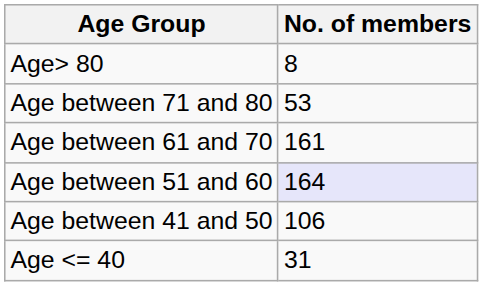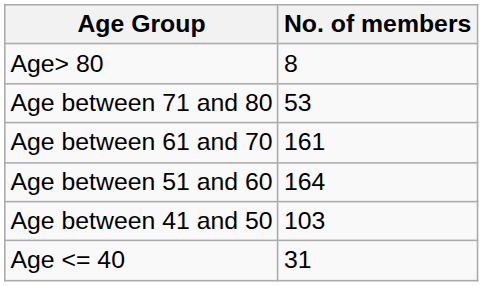(305, 181) lavender background -> (305, 181) no background
(305, 220) 106 -> (305, 220) 103
